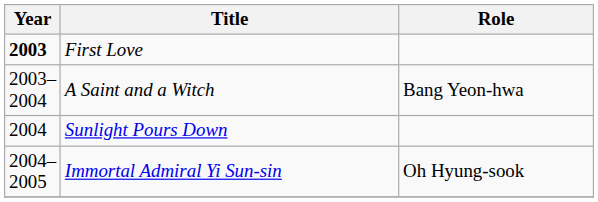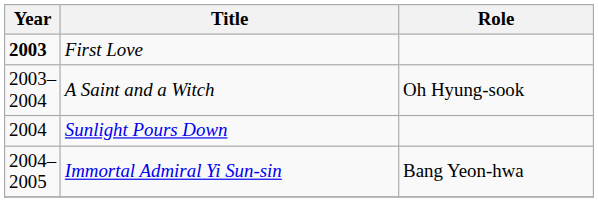(463, 89) Bang Yeon-hwa -> (464, 89) Oh Hyung-sook
(464, 171) Oh Hyung-sook -> (463, 171) Bang Yeon-hwa
